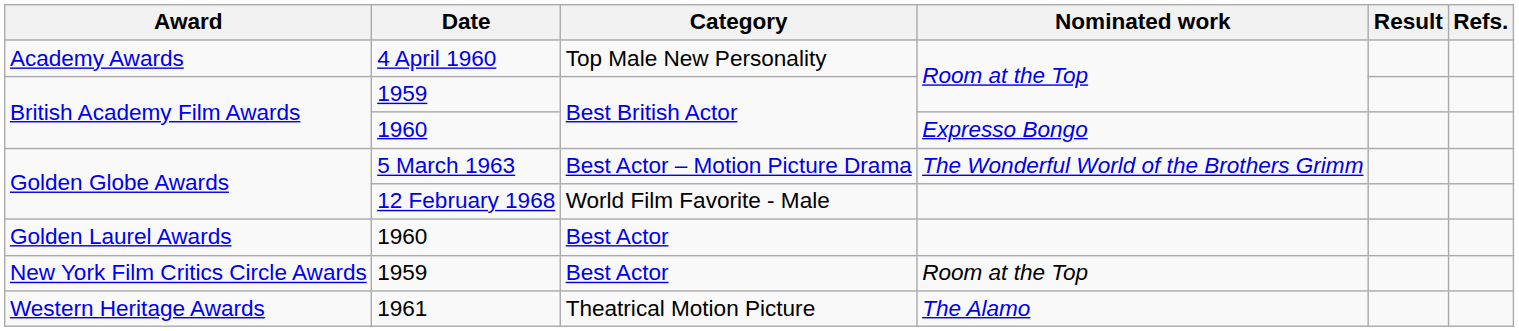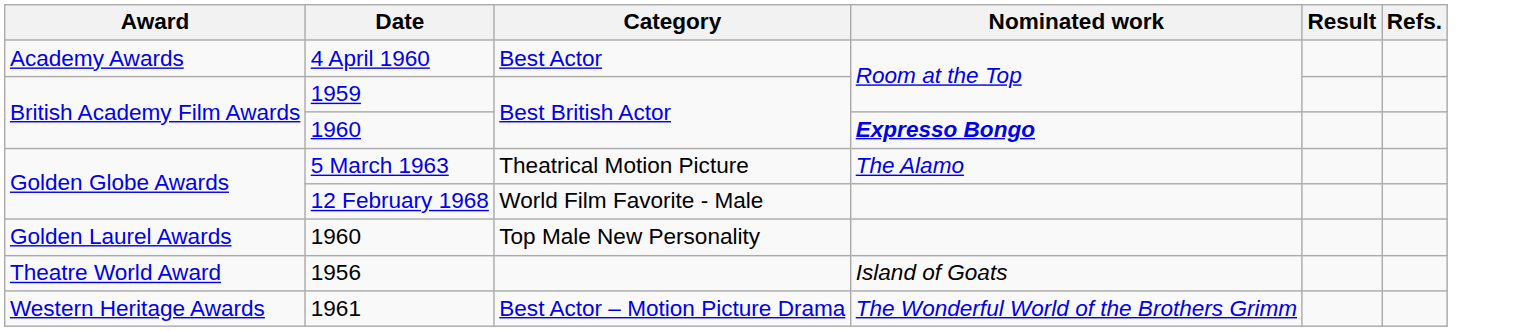(696, 58) Top Male New Personality -> (551, 58) Best Actor
(1005, 129) normal -> (945, 129) bold
(739, 165) Best Actor – Motion Picture Drama -> (624, 165) Theatrical Motion Picture
(1143, 165) The Wonderful World of the Brothers Grimm -> (910, 165) The Alamo
(617, 237) Best Actor -> (630, 237) Top Male New Personality
- row: (188, 272)
+ row: (115, 272)
(690, 308) Theatrical Motion Picture -> (672, 308) Best Actor – Motion Picture Drama
(976, 308) The Alamo -> (1076, 308) The Wonderful World of the Brothers Grimm
